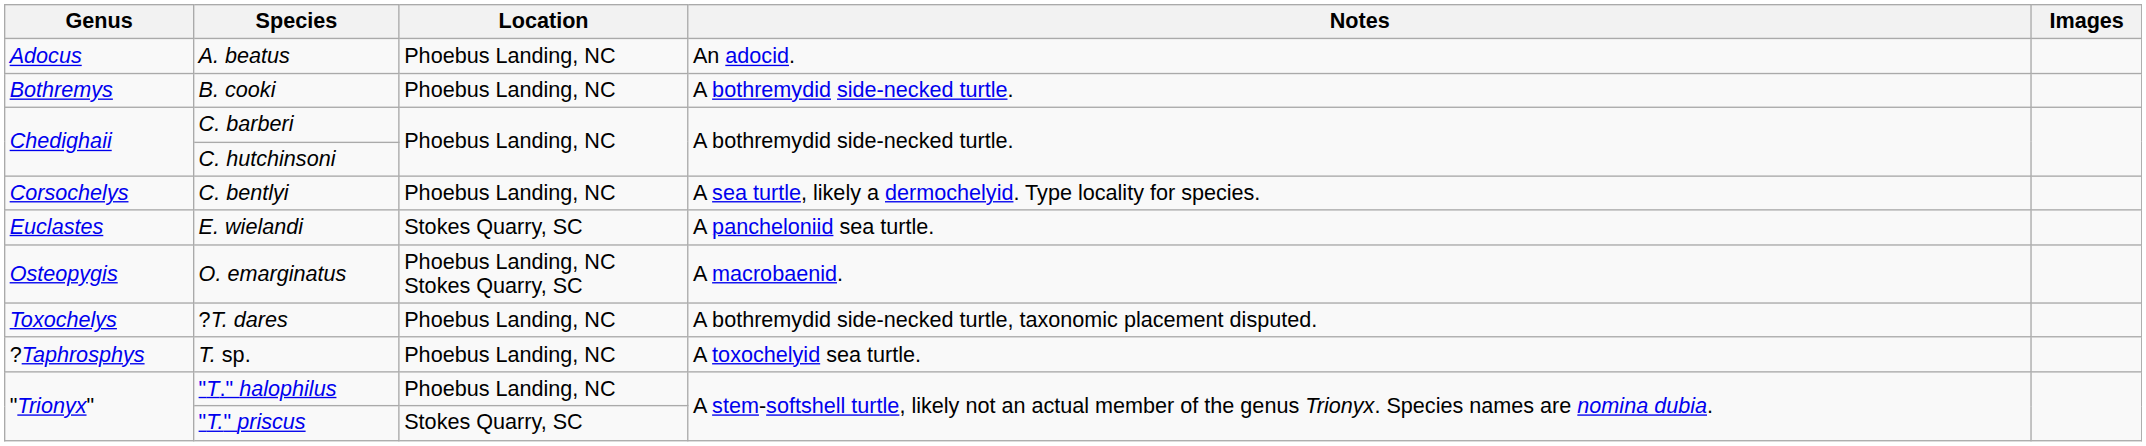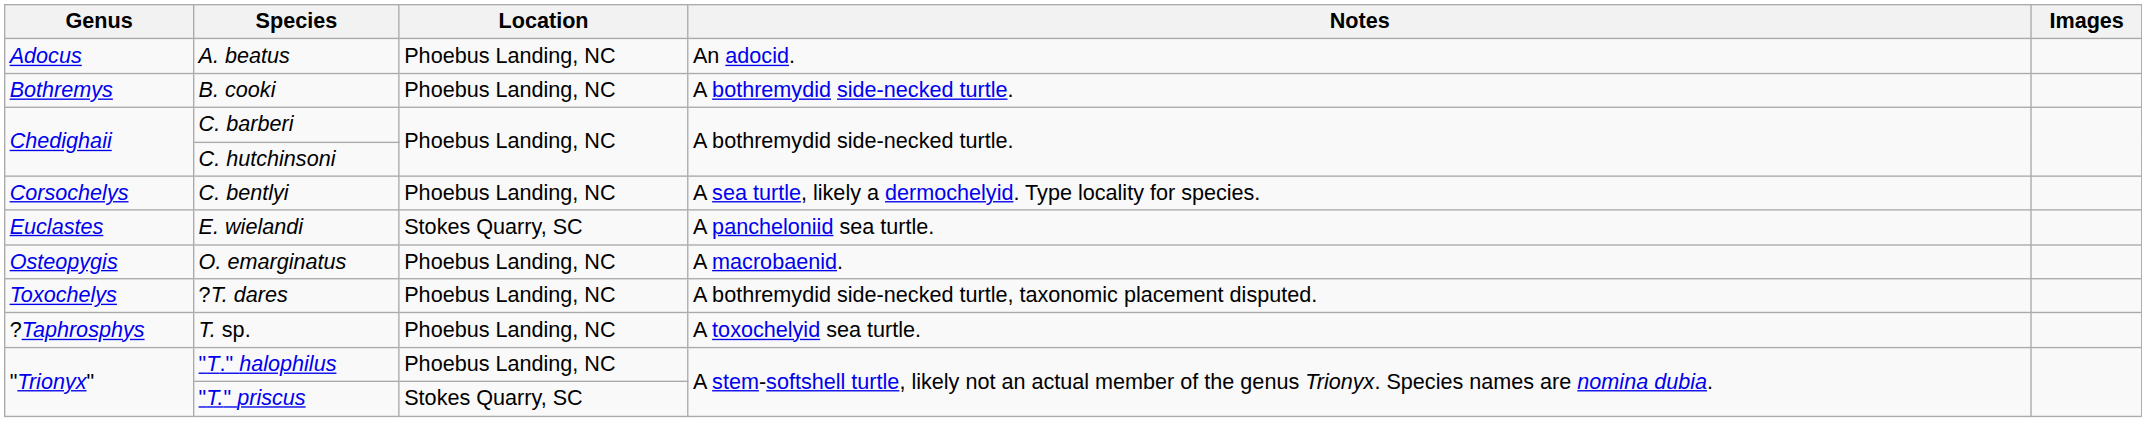(510, 273) Phoebus Landing, NC Stokes Quarry, SC -> (510, 261) Phoebus Landing, NC
